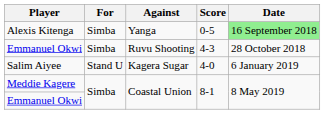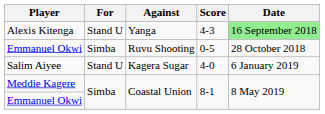(101, 30) Simba -> (105, 30) Stand U
(207, 30) 0-5 -> (207, 30) 4-3
(207, 48) 4-3 -> (207, 48) 0-5
